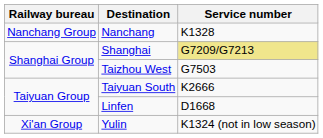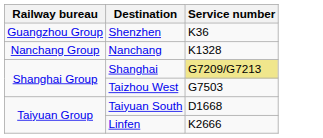+ row: (135, 32)
(198, 88) K2666 -> (205, 106) D1668
(198, 106) D1668 -> (205, 125) K2666
- row: (114, 125)
